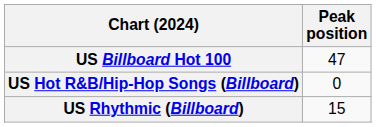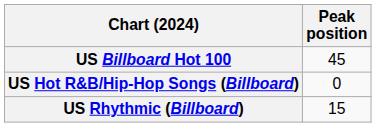(337, 59) 47 -> (337, 59) 45
